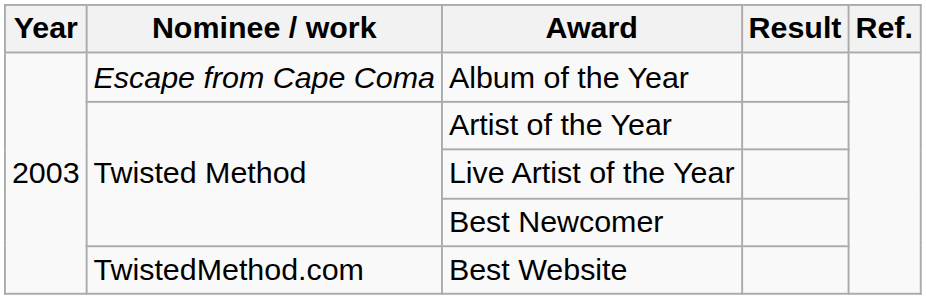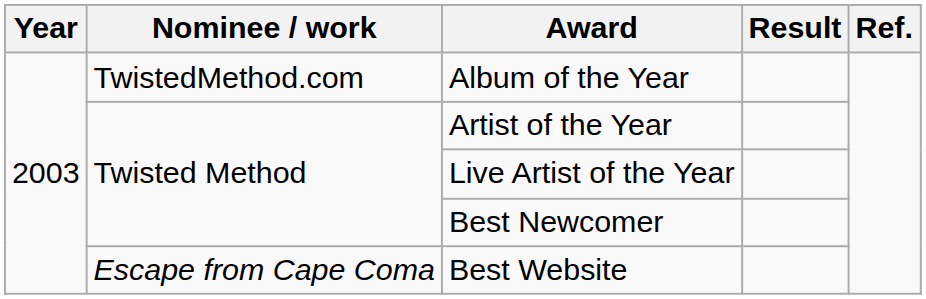(264, 76) Escape from Cape Coma -> (229, 76) TwistedMethod.com
(229, 269) TwistedMethod.com -> (264, 269) Escape from Cape Coma
